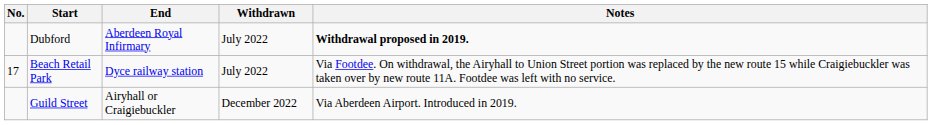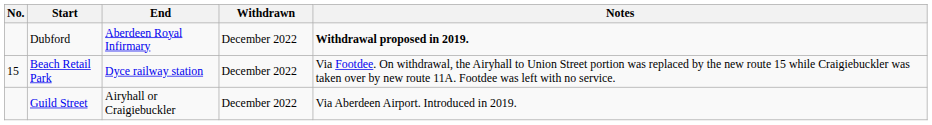(245, 39) July 2022 -> (259, 39) December 2022
(13, 71) 17 -> (13, 71) 15
(245, 71) July 2022 -> (259, 71) December 2022
